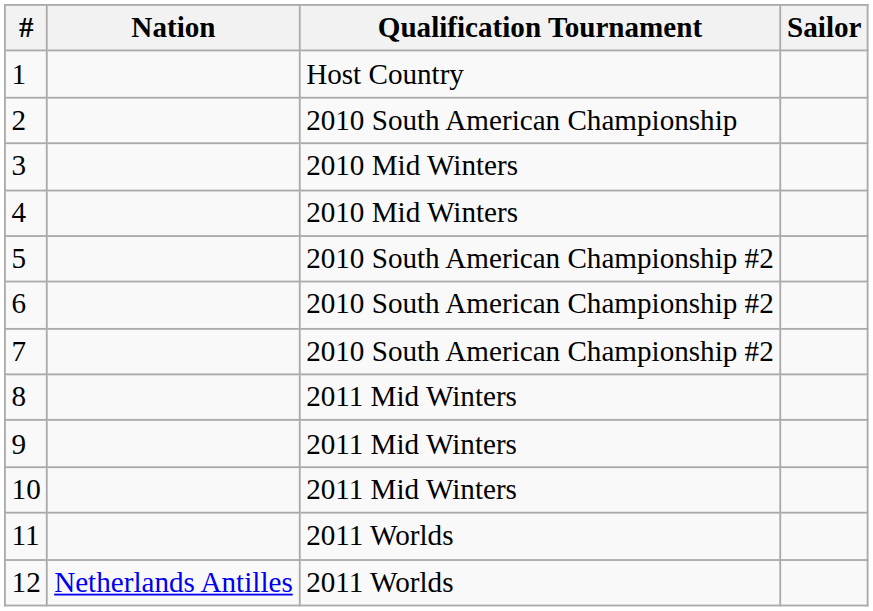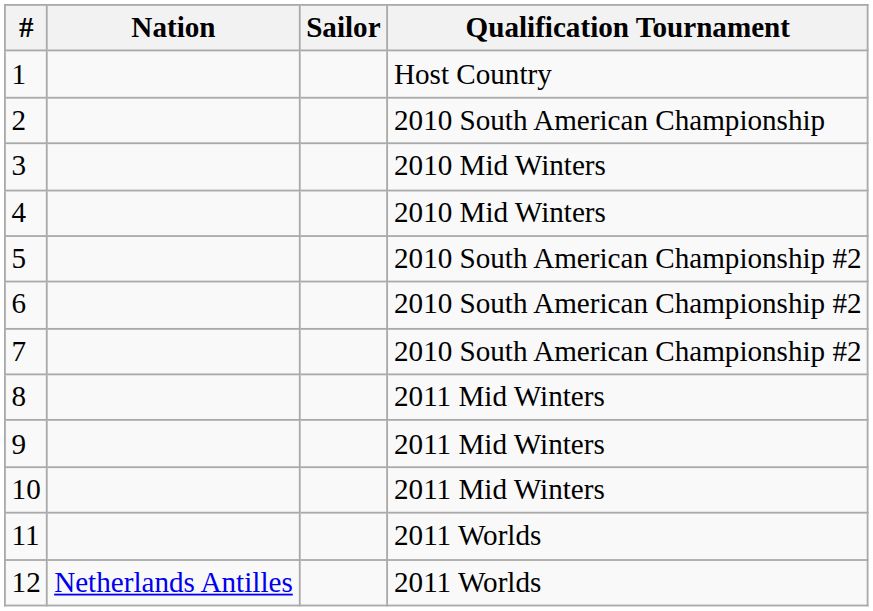columns swapped: (540, 27) <-> (824, 27)
